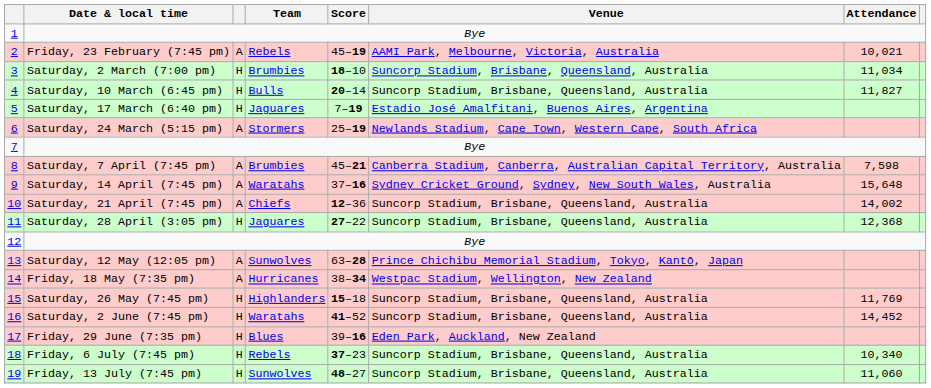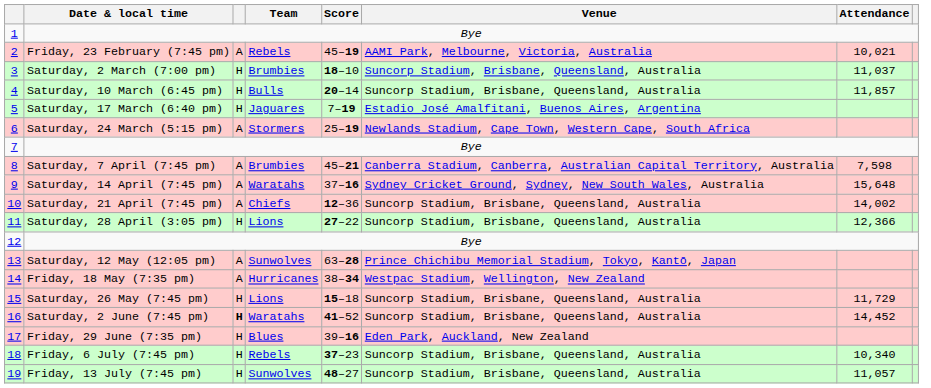(882, 71) 11,034 -> (875, 71) 11,037
(882, 90) 11,827 -> (875, 90) 11,857
(276, 223) Jaguares -> (266, 223) Lions
(882, 223) 12,368 -> (875, 223) 12,366
(287, 298) Highlanders -> (266, 298) Lions
(882, 298) 11,769 -> (875, 298) 11,729
(239, 317) normal -> (239, 317) bold
(882, 374) 11,060 -> (875, 374) 11,057
